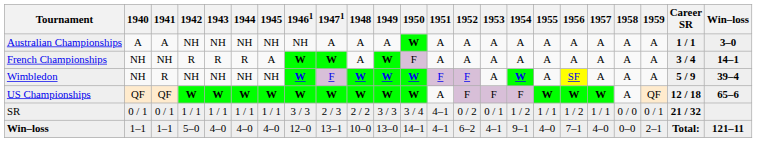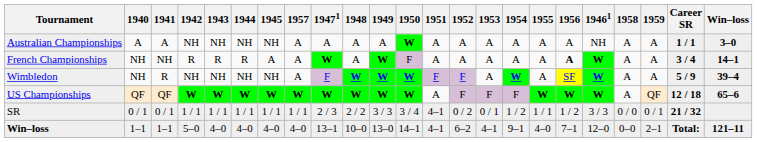columns swapped: (300, 19) <-> (601, 19)
(574, 59) normal -> (569, 59) bold
